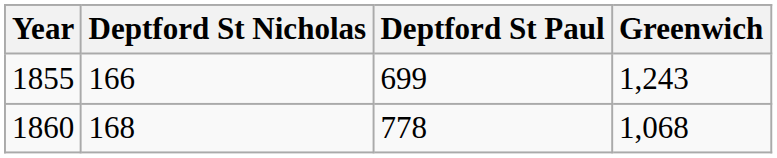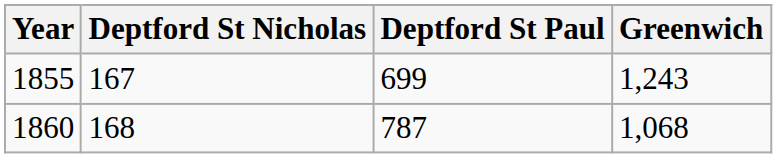(112, 78) 166 -> (112, 78) 167
(404, 127) 778 -> (404, 127) 787
